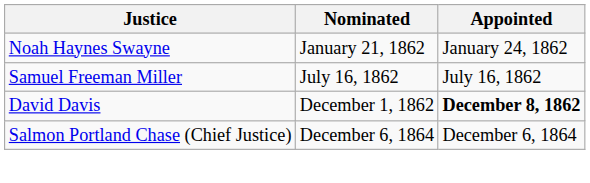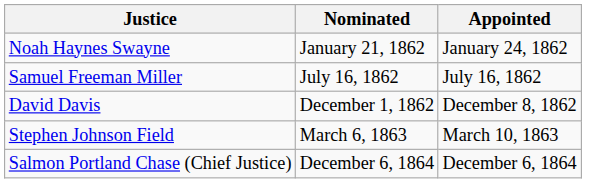(511, 105) bold -> (510, 105) normal
+ row: (91, 134)
